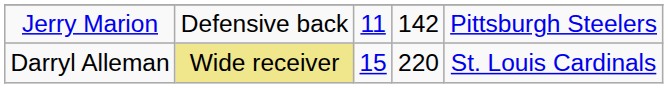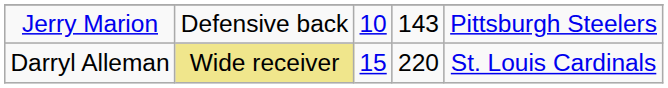(373, 23) 11 -> (373, 23) 10
(418, 23) 142 -> (418, 23) 143
